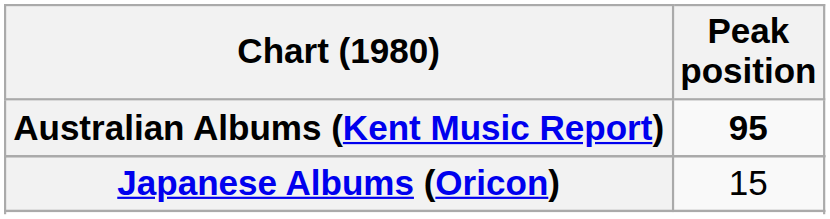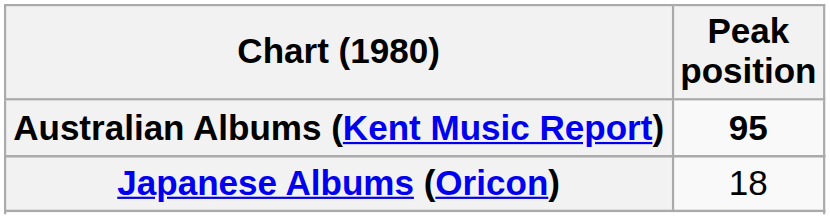(748, 182) 15 -> (748, 182) 18
